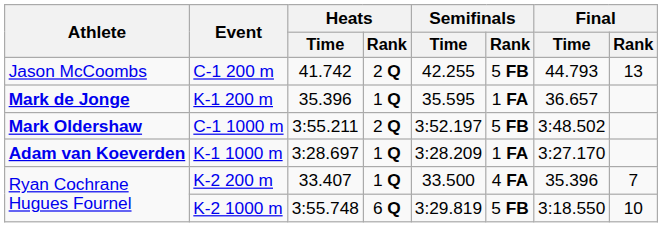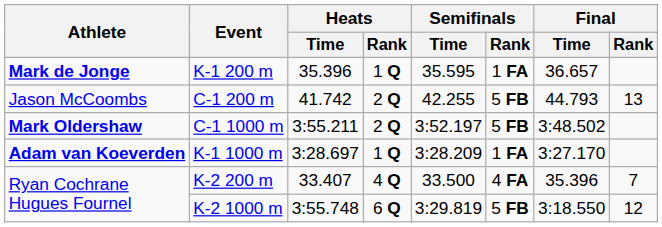rows swapped: (233, 99) <-> (234, 72)
(387, 181) 1 Q -> (387, 181) 4 Q
(633, 208) 10 -> (633, 208) 12
